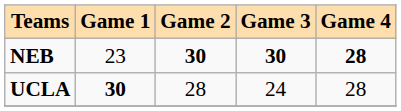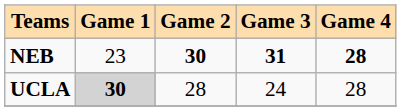(276, 55) 30 -> (276, 55) 31
(115, 89) no background -> (115, 89) lightgrey background
